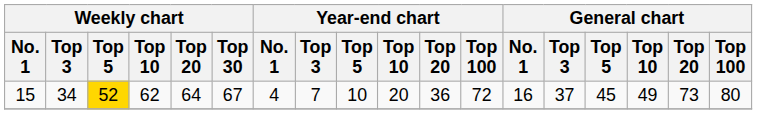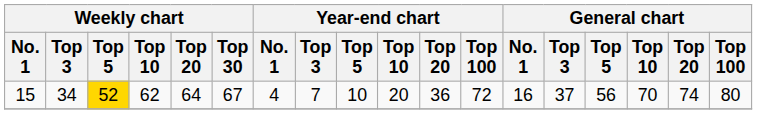(606, 94) 45 -> (606, 94) 56
(648, 94) 49 -> (648, 94) 70
(689, 94) 73 -> (689, 94) 74
